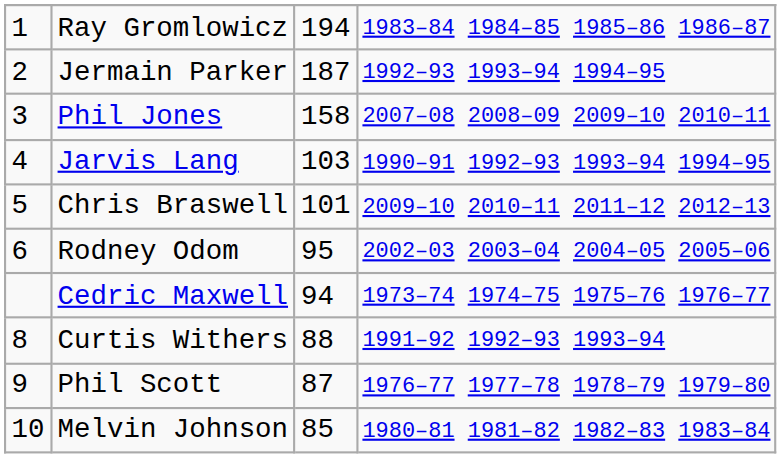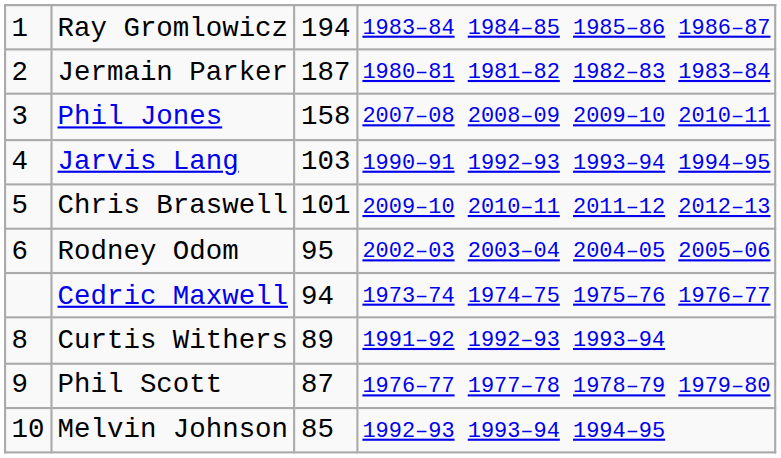(514, 72) 1992–93 1993–94 1994–95 -> (566, 72) 1980–81 1981–82 1982–83 1983–84
(318, 340) 88 -> (318, 340) 89
(566, 430) 1980–81 1981–82 1982–83 1983–84 -> (514, 430) 1992–93 1993–94 1994–95
